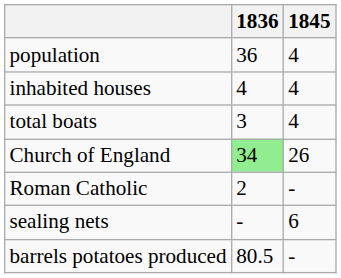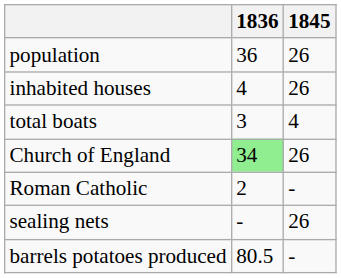(294, 54) 4 -> (299, 54) 26
(294, 88) 4 -> (299, 88) 26
(294, 222) 6 -> (299, 222) 26
